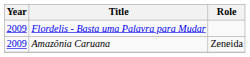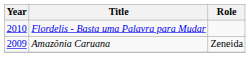(17, 28) 2009 -> (17, 28) 2010
